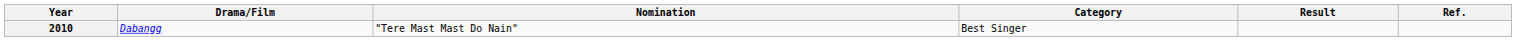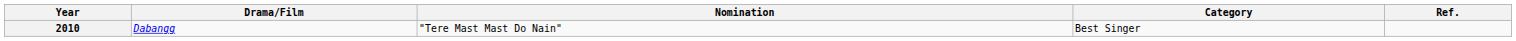- column: (1318, 12)
